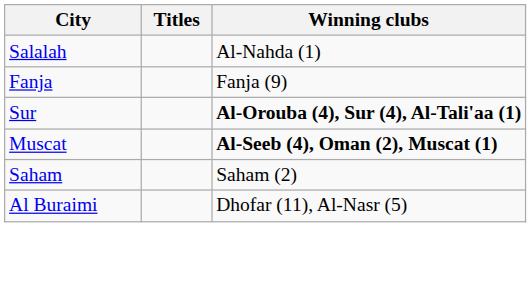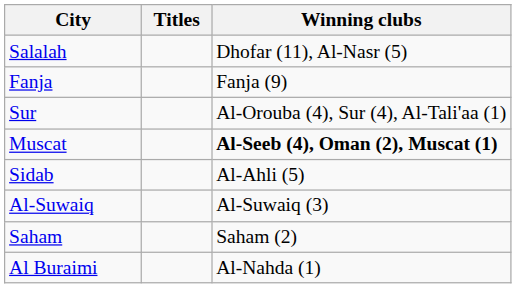(269, 50) Al-Nahda (1) -> (312, 50) Dhofar (11), Al-Nasr (5)
(369, 112) bold -> (361, 112) normal
+ row: (31, 174)
+ row: (51, 205)
(312, 205) Dhofar (11), Al-Nasr (5) -> (269, 267) Al-Nahda (1)
